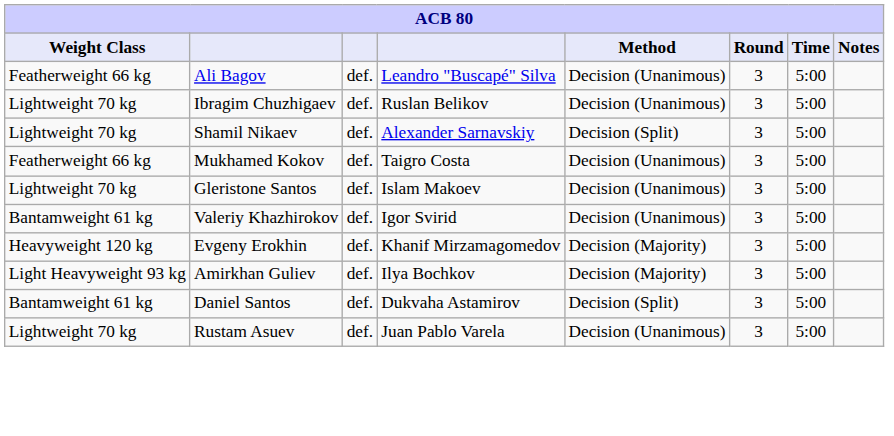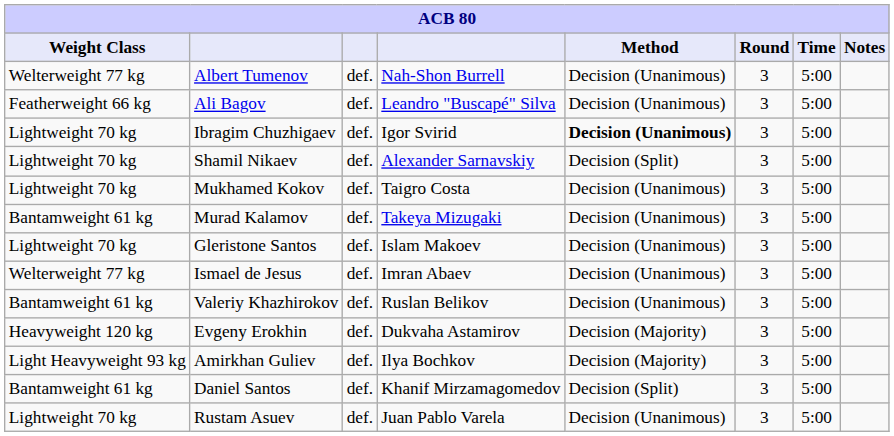+ row: (251, 75)
(435, 103) Ruslan Belikov -> (419, 132) Igor Svirid
(647, 103) normal -> (650, 132) bold
(80, 160) Featherweight 66 kg -> (73, 189) Lightweight 70 kg
+ row: (251, 217)
+ row: (248, 274)
(419, 217) Igor Svirid -> (435, 303) Ruslan Belikov
(471, 246) Khanif Mirzamagomedov -> (451, 331) Dukvaha Astamirov
(451, 303) Dukvaha Astamirov -> (471, 388) Khanif Mirzamagomedov
